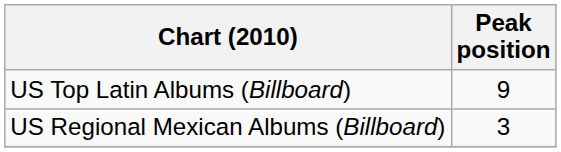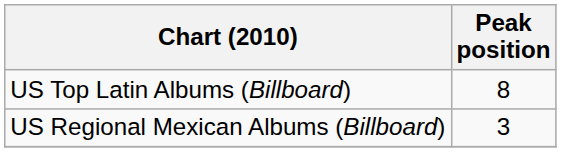(504, 89) 9 -> (504, 89) 8
